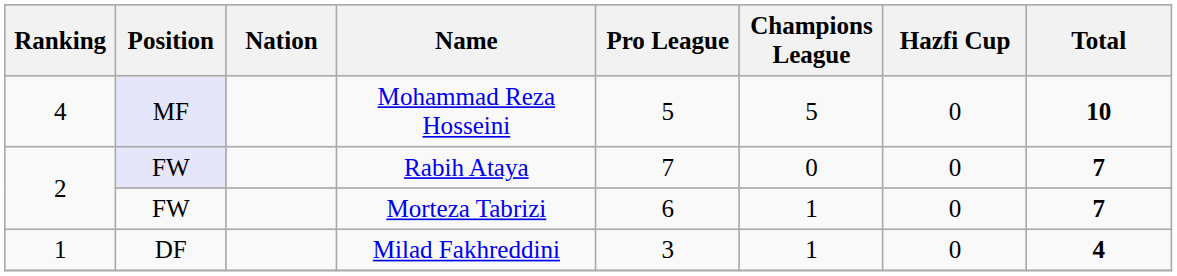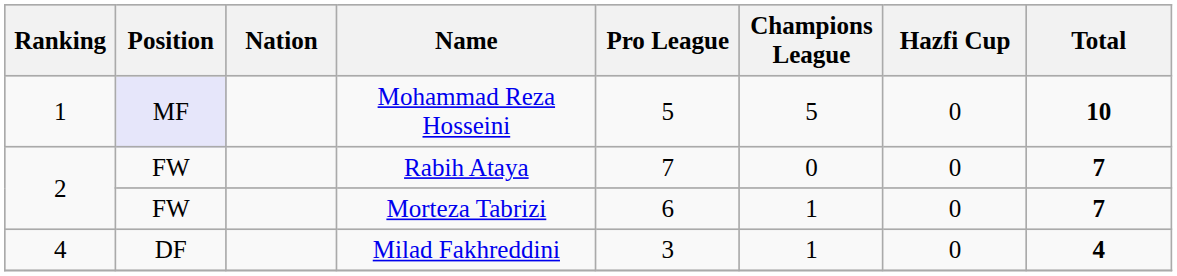(60, 111) 4 -> (60, 111) 1
(171, 167) lavender background -> (171, 167) no background
(60, 250) 1 -> (60, 250) 4
